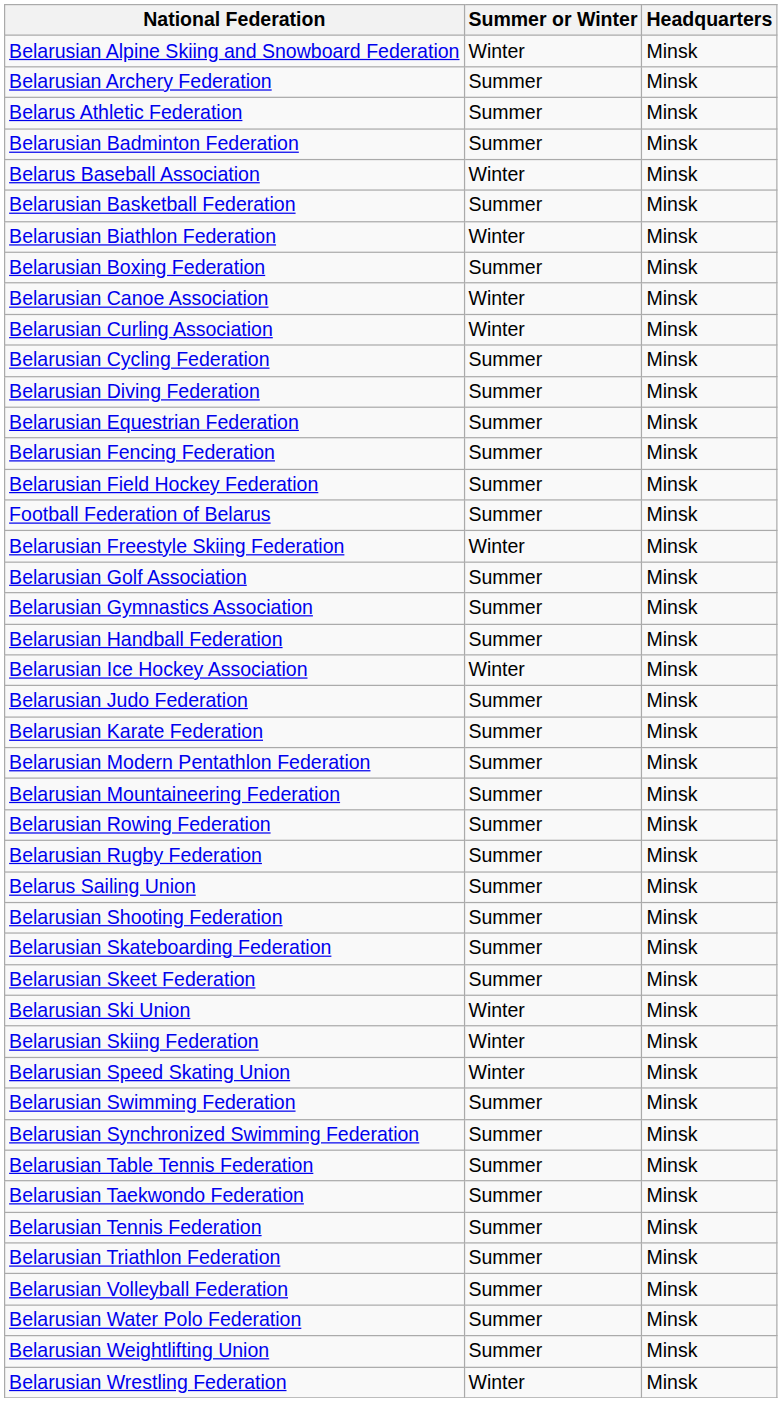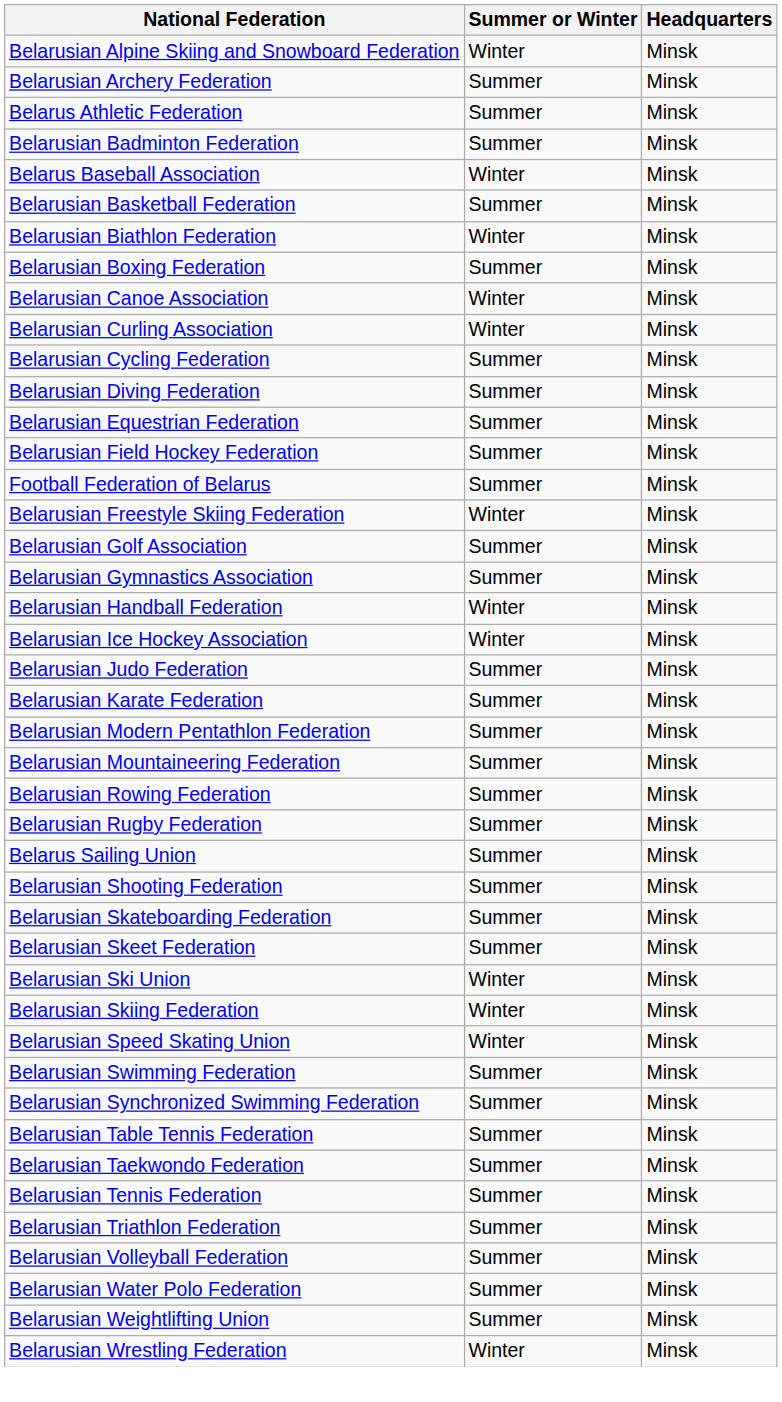- row: (142, 453)
(505, 639) Summer -> (497, 608) Winter
